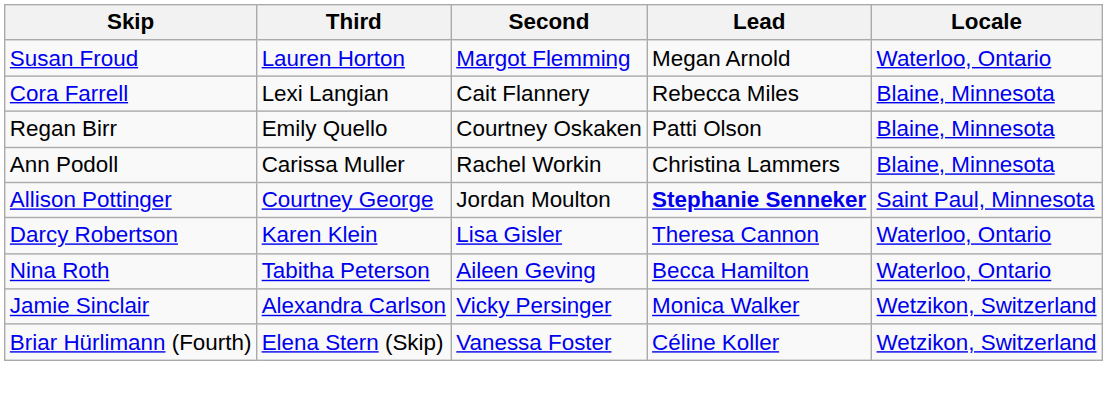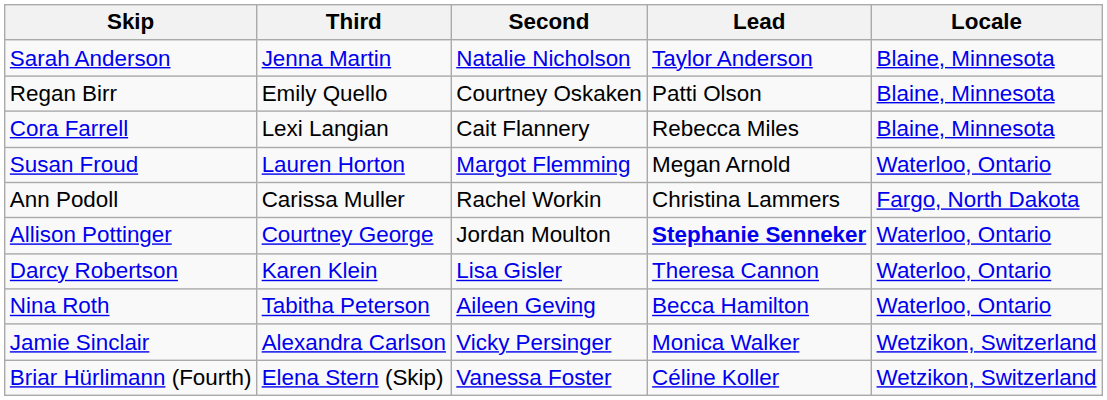+ row: (90, 57)
rows swapped: (63, 128) <-> (74, 57)
(966, 164) Blaine, Minnesota -> (978, 199) Fargo, North Dakota
(986, 199) Saint Paul, Minnesota -> (964, 235) Waterloo, Ontario
